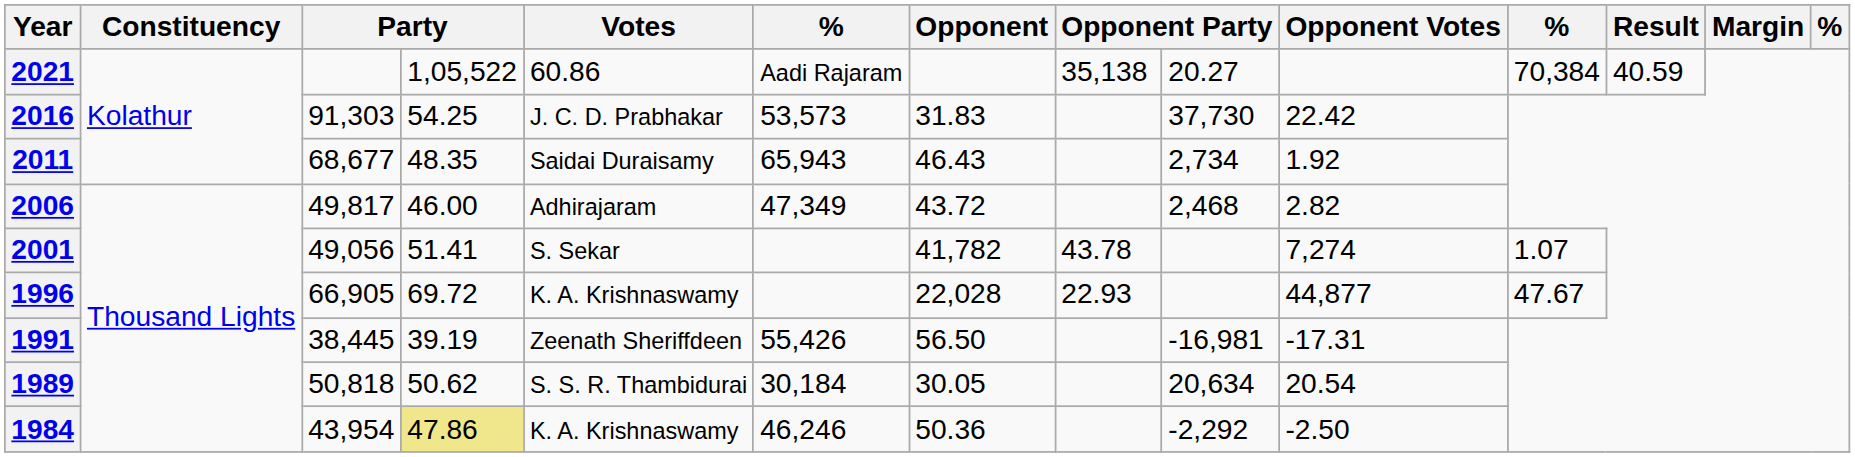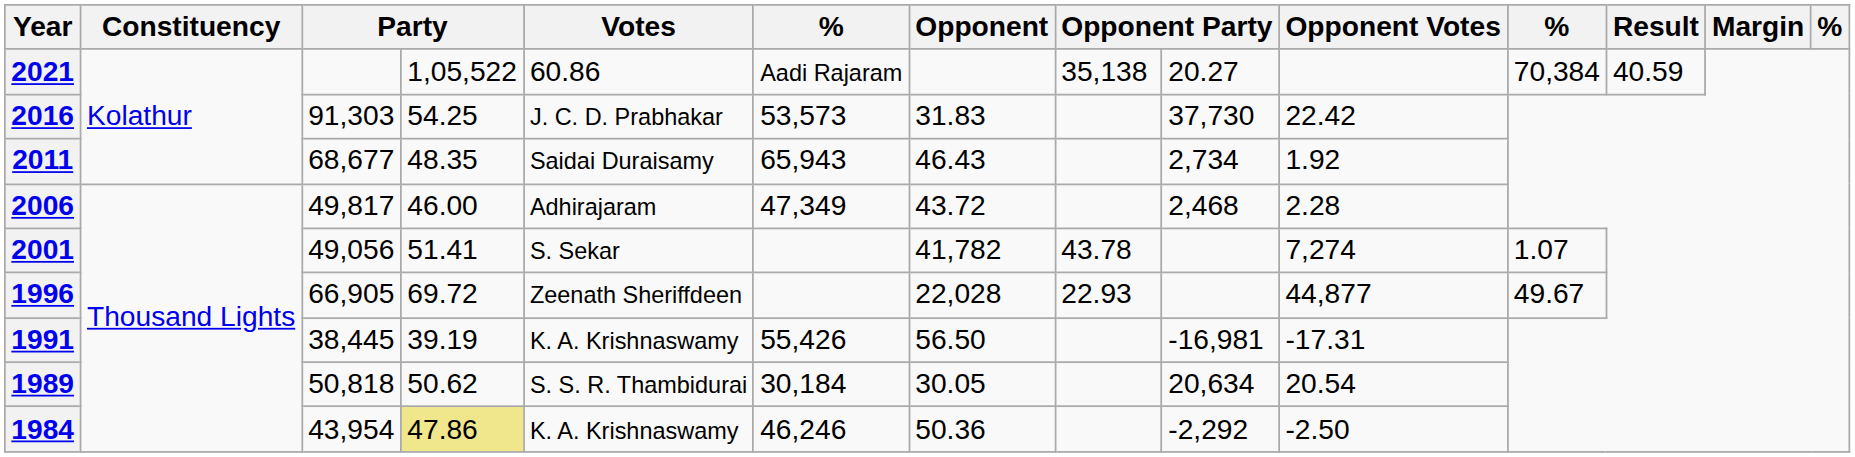(1313, 205) 2.82 -> (1313, 205) 2.28
(634, 296) K. A. Krishnaswamy -> (636, 296) Zeenath Sheriffdeen
(1549, 294) 47.67 -> (1549, 294) 49.67
(636, 341) Zeenath Sheriffdeen -> (634, 341) K. A. Krishnaswamy
